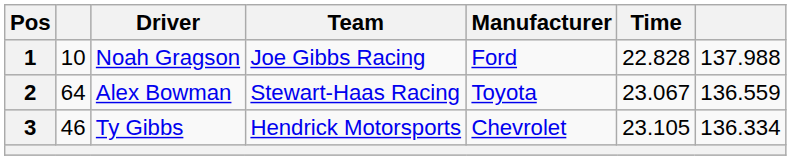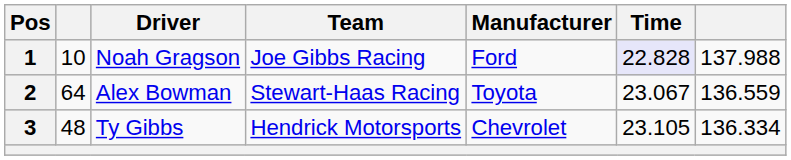(656, 58) no background -> (656, 58) lavender background
(73, 128) 46 -> (73, 128) 48
